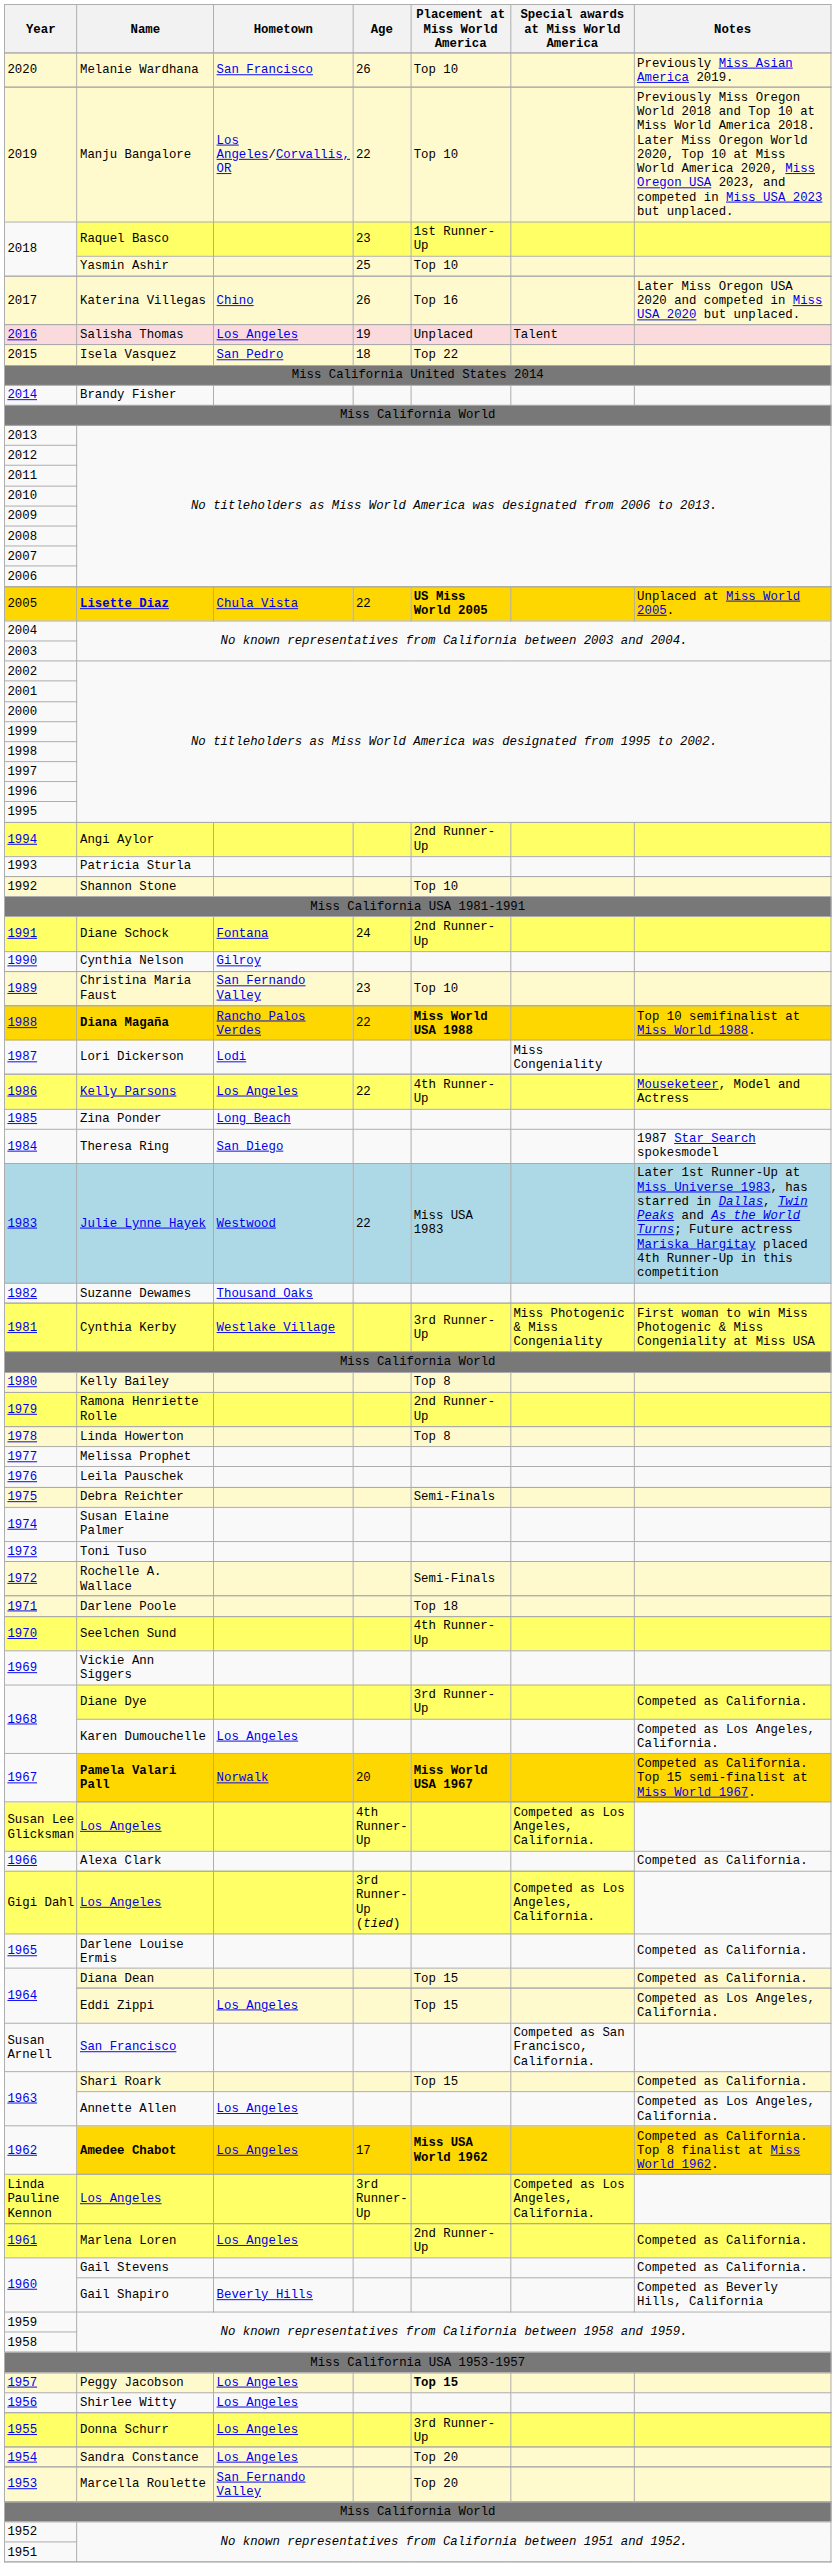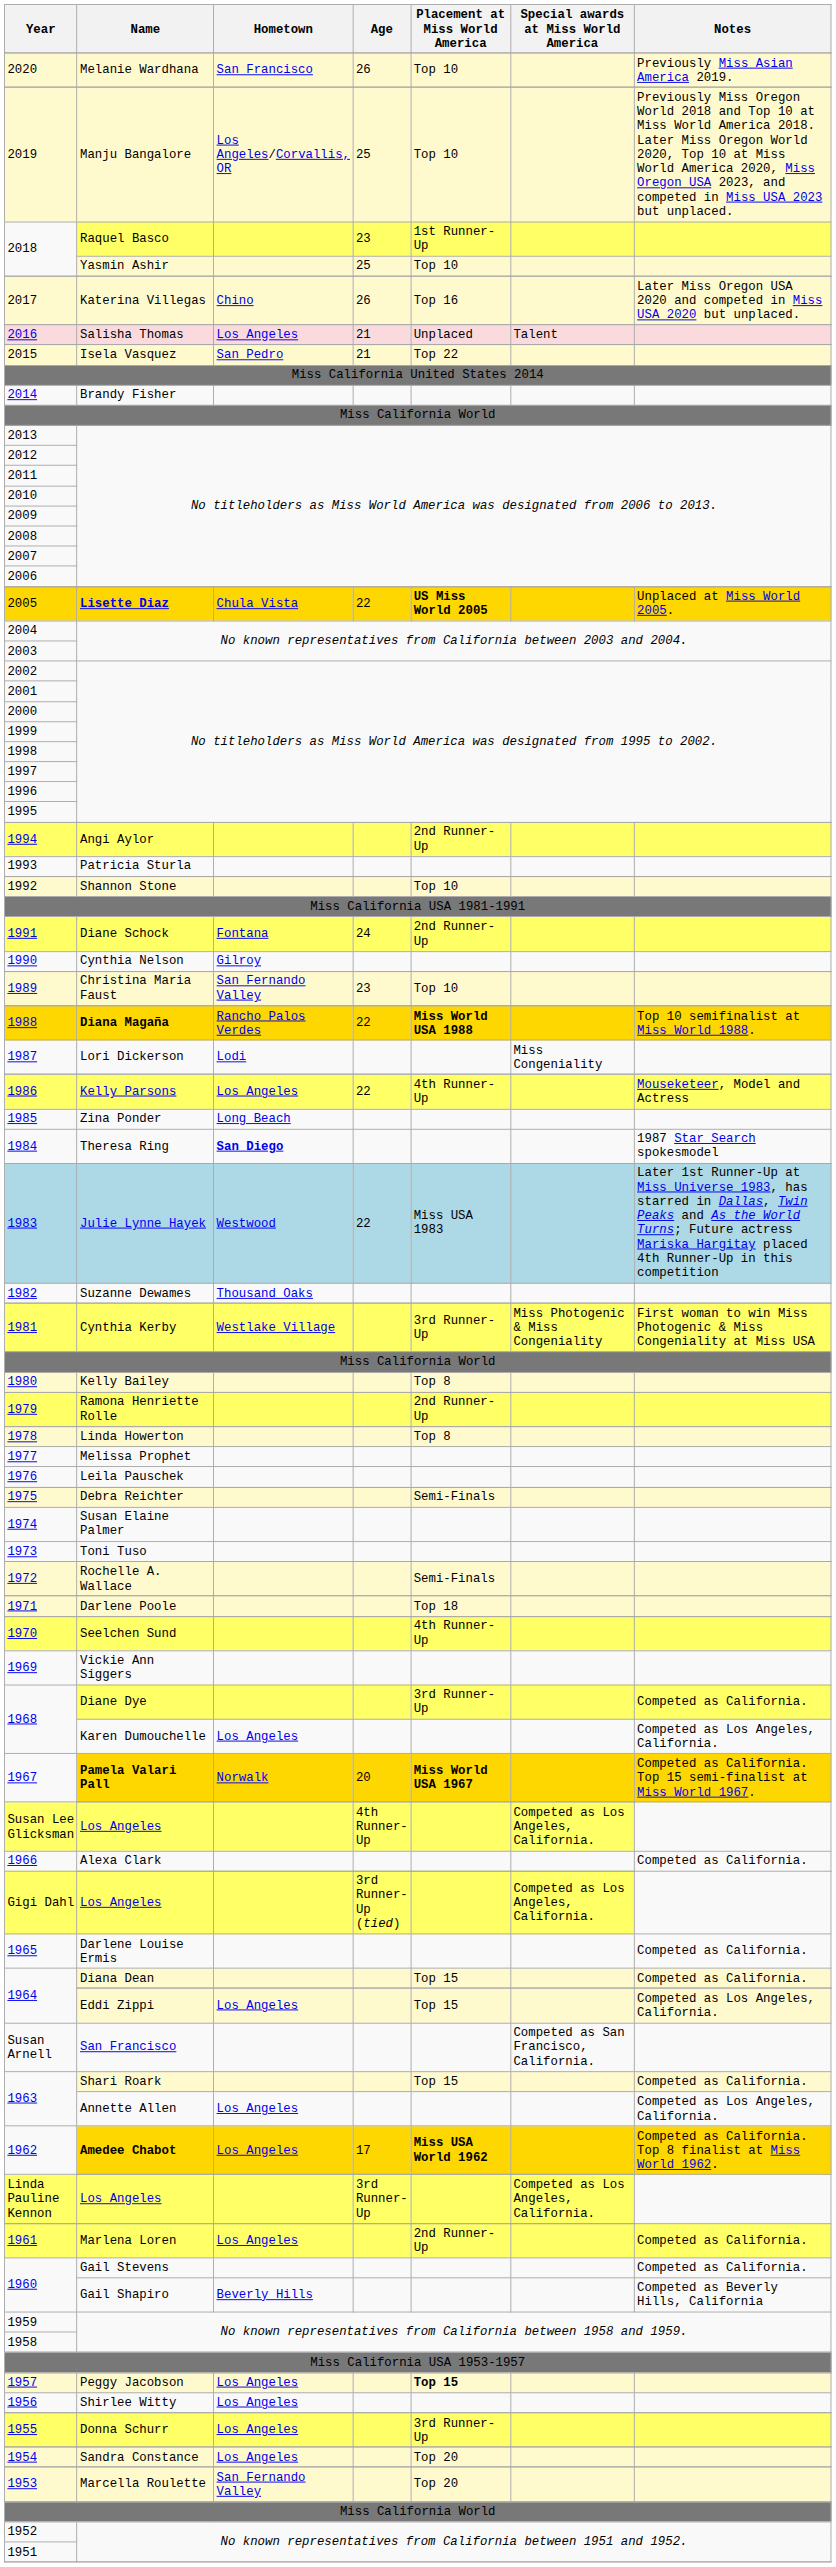(363, 155) 22 -> (363, 155) 25
(363, 335) 19 -> (363, 335) 21
(363, 355) 18 -> (363, 355) 21
(250, 1146) normal -> (250, 1146) bold
